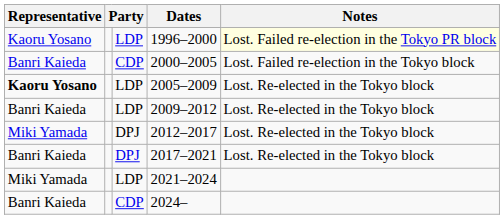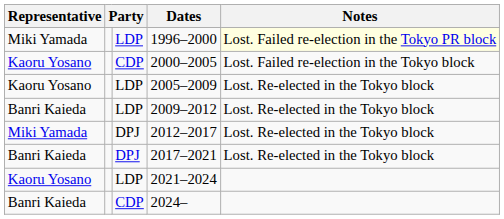(50, 39) Kaoru Yosano -> (48, 39) Miki Yamada
(47, 62) Banri Kaieda -> (50, 62) Kaoru Yosano
(52, 86) bold -> (50, 86) normal
(48, 179) Miki Yamada -> (50, 179) Kaoru Yosano
